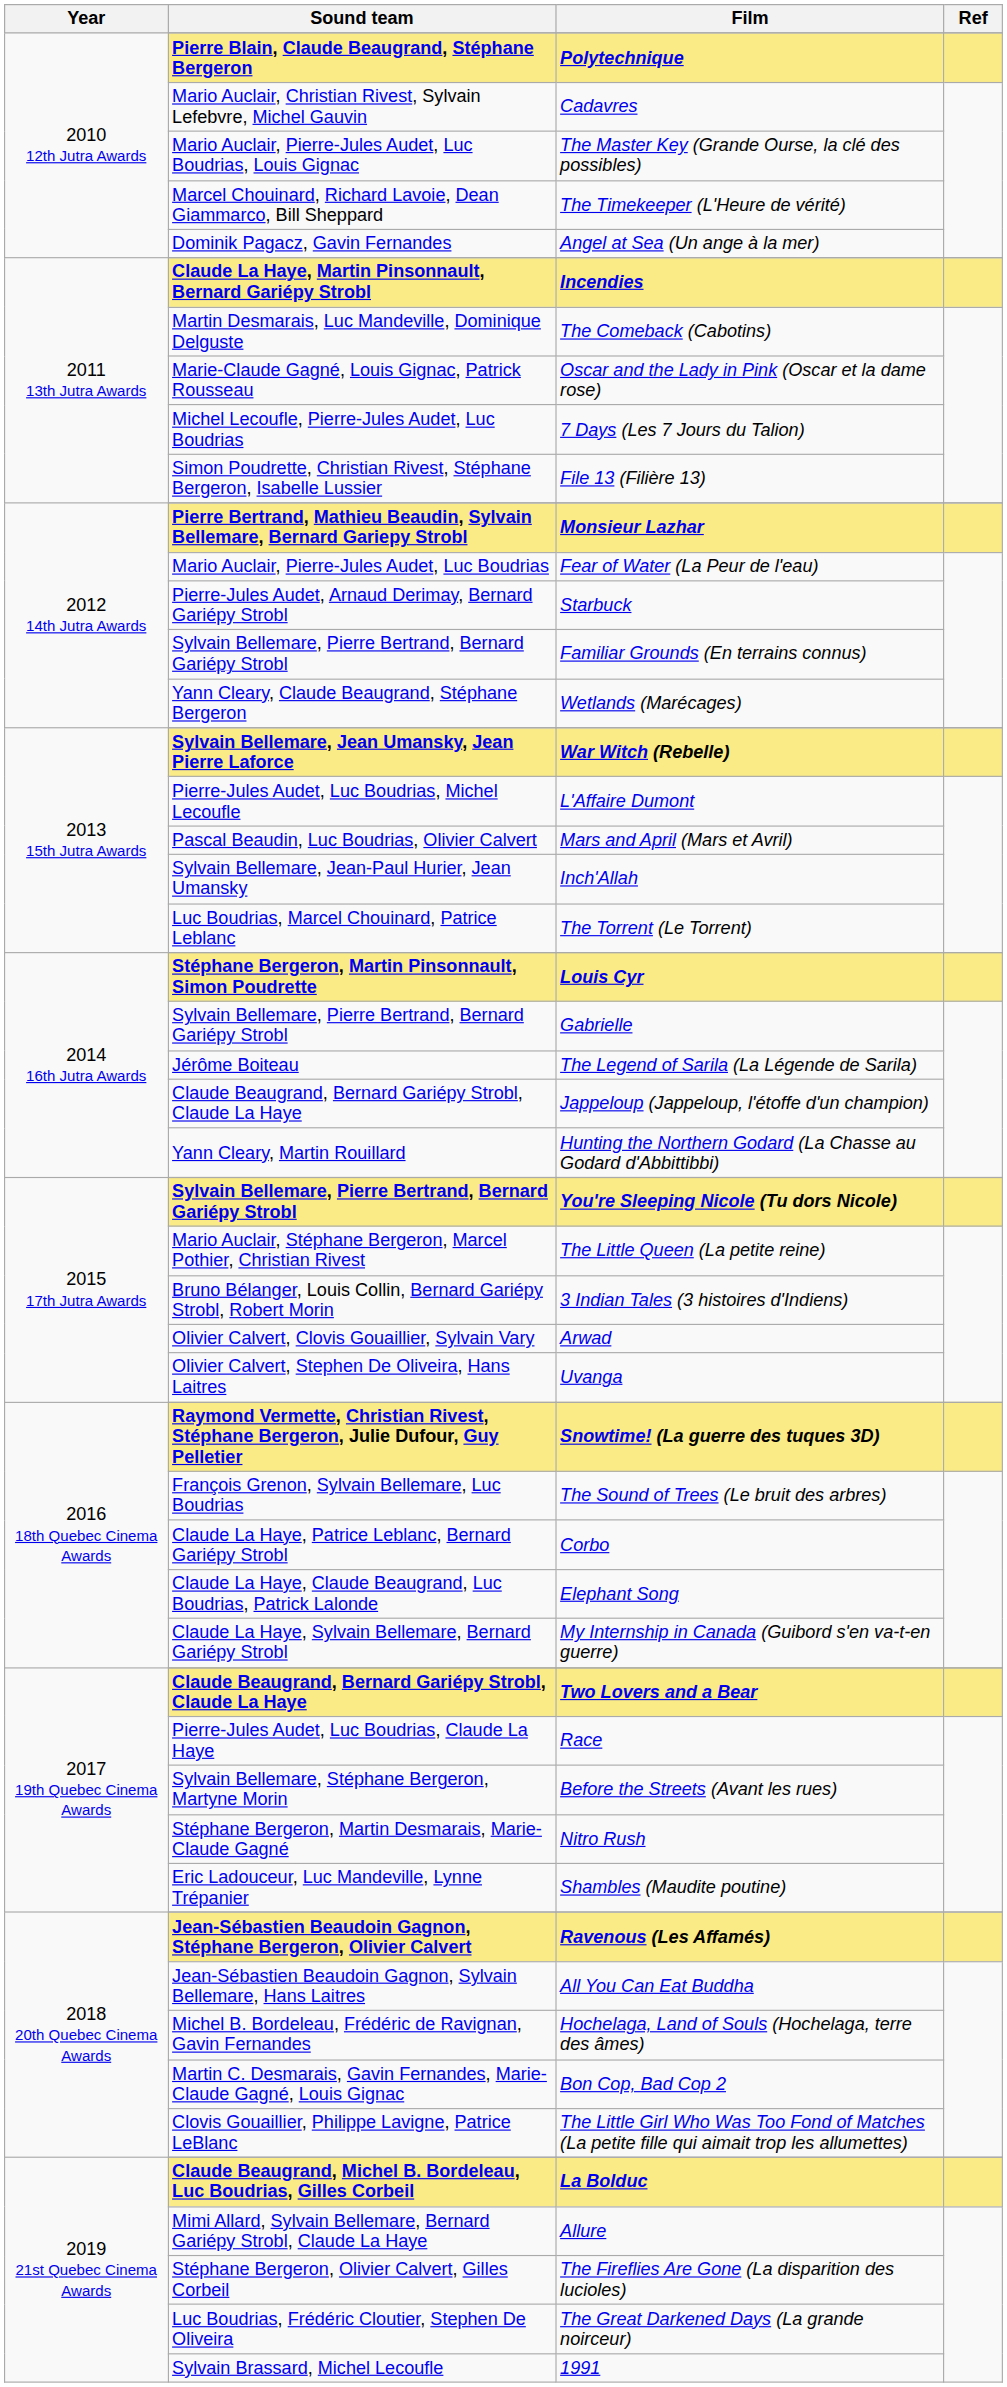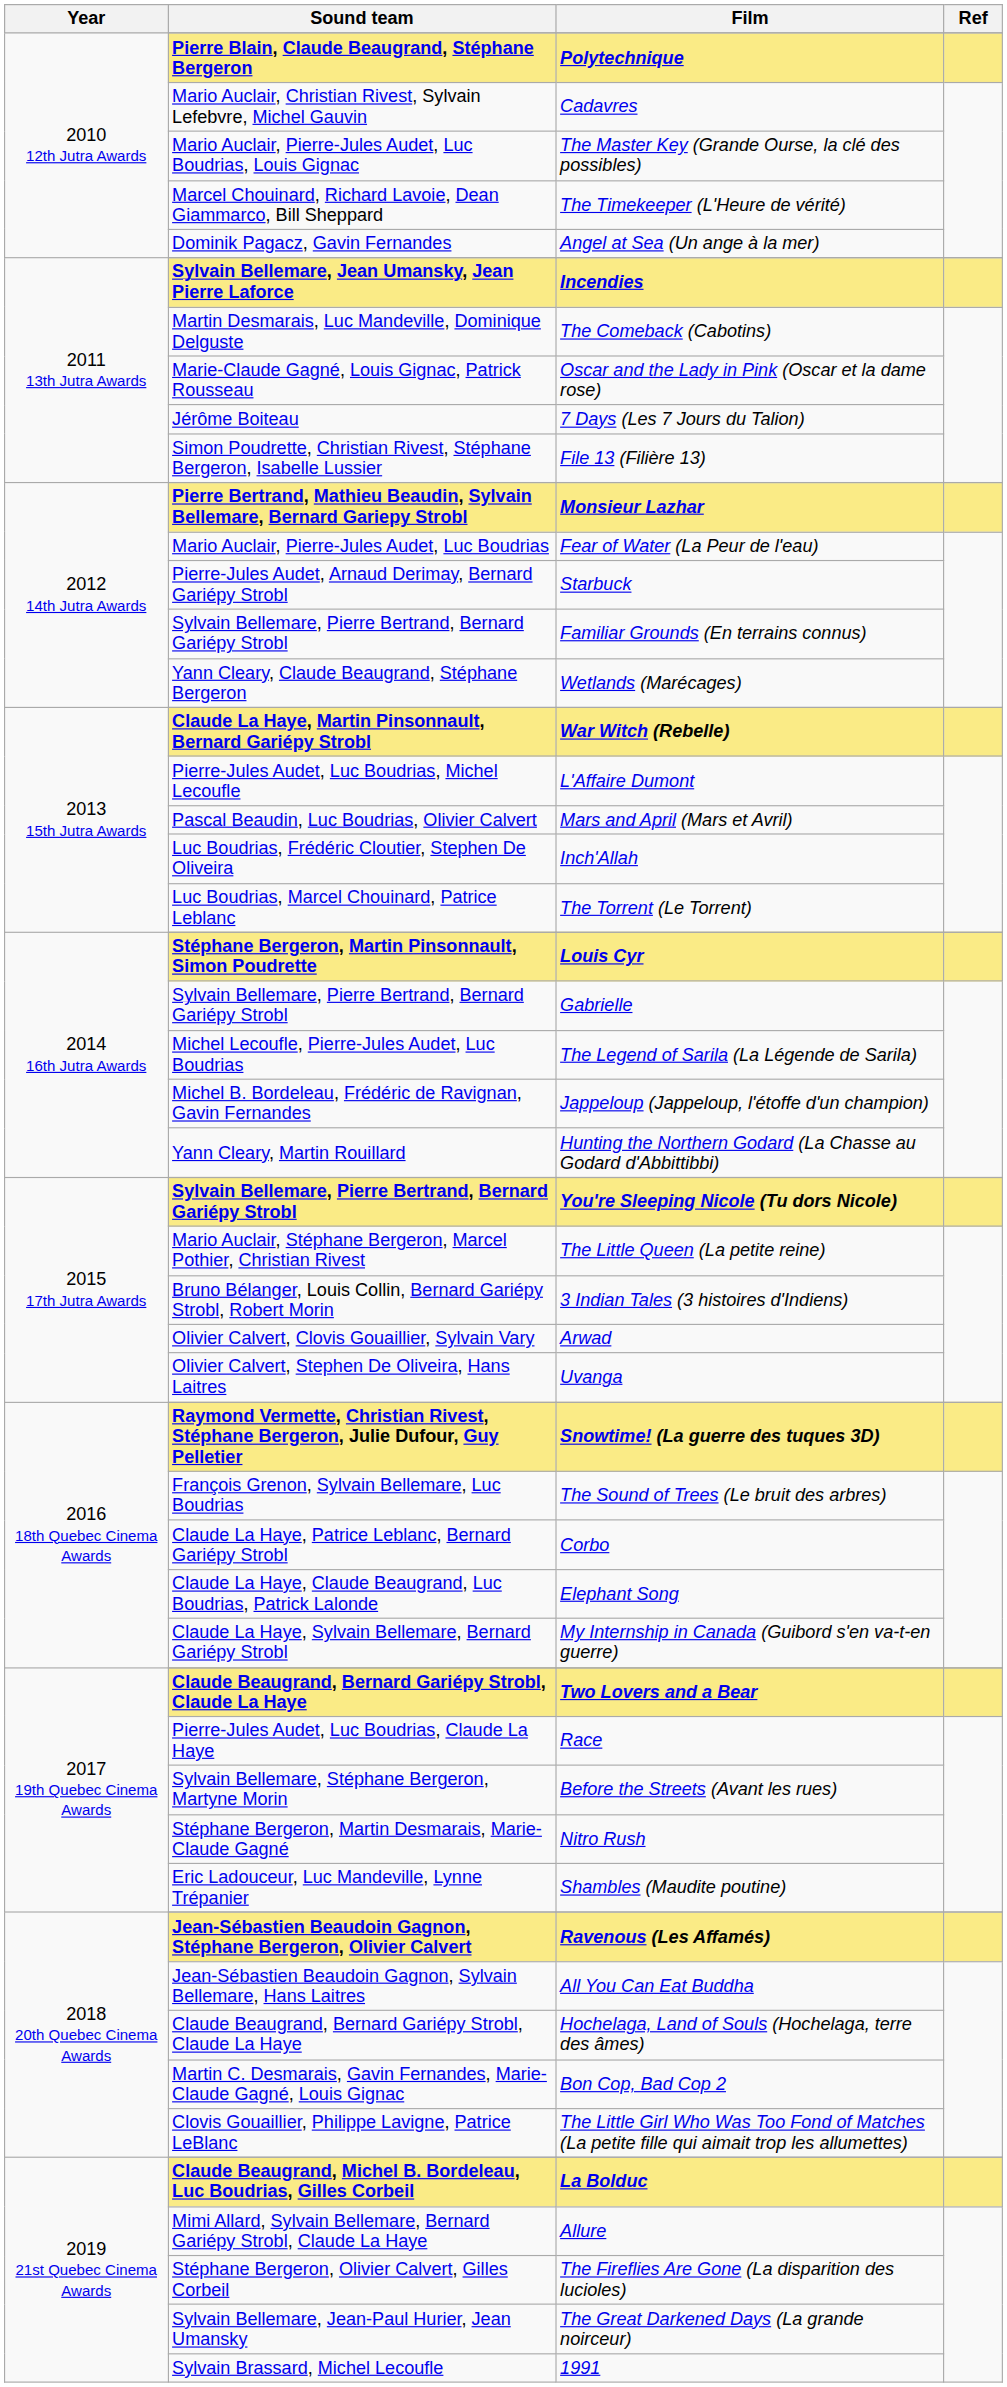(328, 282) Claude La Haye, Martin Pinsonnault, Bernard Gariépy Strobl -> (343, 282) Sylvain Bellemare, Jean Umansky, Jean Pierre Laforce
(333, 429) Michel Lecoufle, Pierre-Jules Audet, Luc Boudrias -> (235, 419) Jérôme Boiteau
(343, 752) Sylvain Bellemare, Jean Umansky, Jean Pierre Laforce -> (328, 731) Claude La Haye, Martin Pinsonnault, Bernard Gariépy Strobl
(341, 878) Sylvain Bellemare, Jean-Paul Hurier, Jean Umansky -> (349, 858) Luc Boudrias, Frédéric Cloutier, Stephen De Oliveira
(235, 1064) Jérôme Boiteau -> (333, 1054) Michel Lecoufle, Pierre-Jules Audet, Luc Boudrias
(347, 1103) Claude Beaugrand, Bernard Gariépy Strobl, Claude La Haye -> (347, 1103) Michel B. Bordeleau, Frédéric de Ravignan, Gavin Fernandes
(347, 2034) Michel B. Bordeleau, Frédéric de Ravignan, Gavin Fernandes -> (347, 2034) Claude Beaugrand, Bernard Gariépy Strobl, Claude La Haye
(349, 2328) Luc Boudrias, Frédéric Cloutier, Stephen De Oliveira -> (341, 2328) Sylvain Bellemare, Jean-Paul Hurier, Jean Umansky
